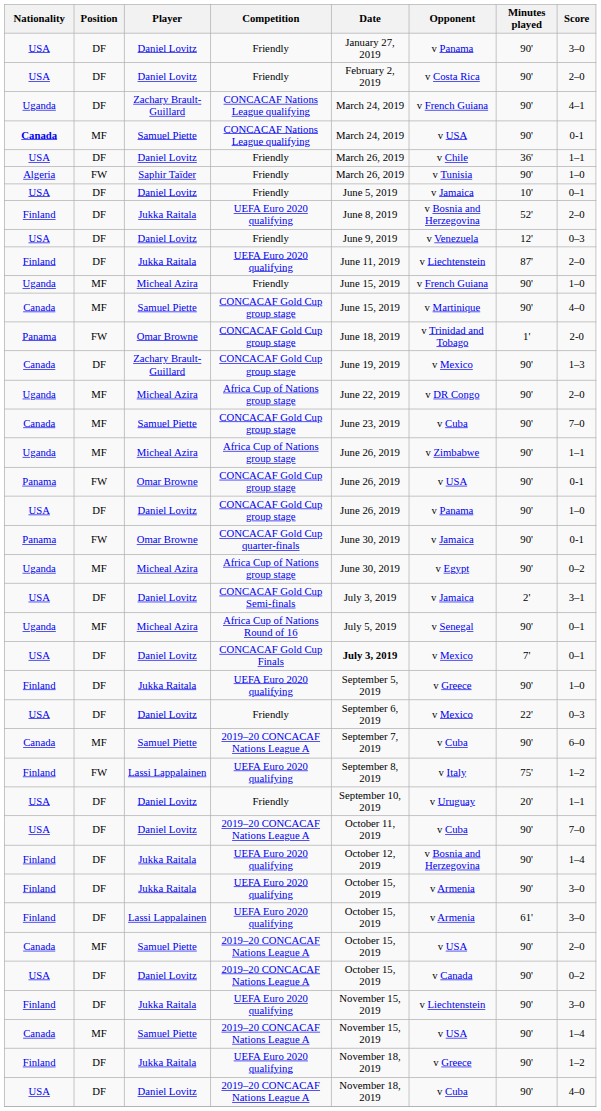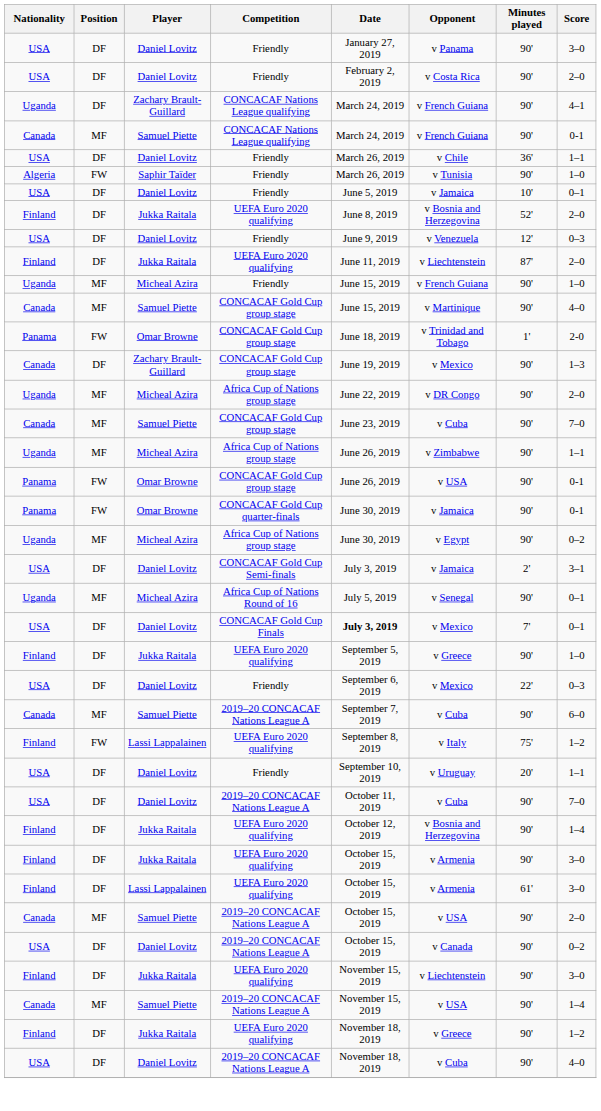(39, 135) bold -> (39, 135) normal
(452, 135) v USA -> (452, 135) v French Guiana
- row: (167, 510)
